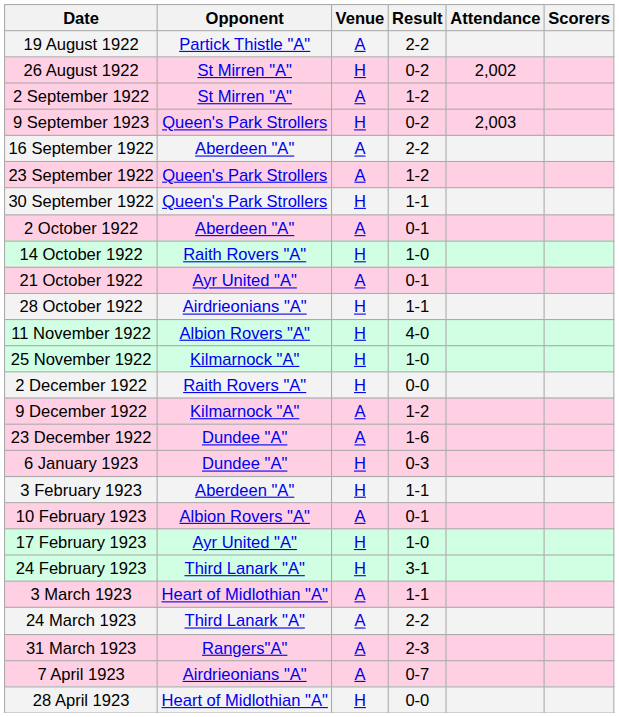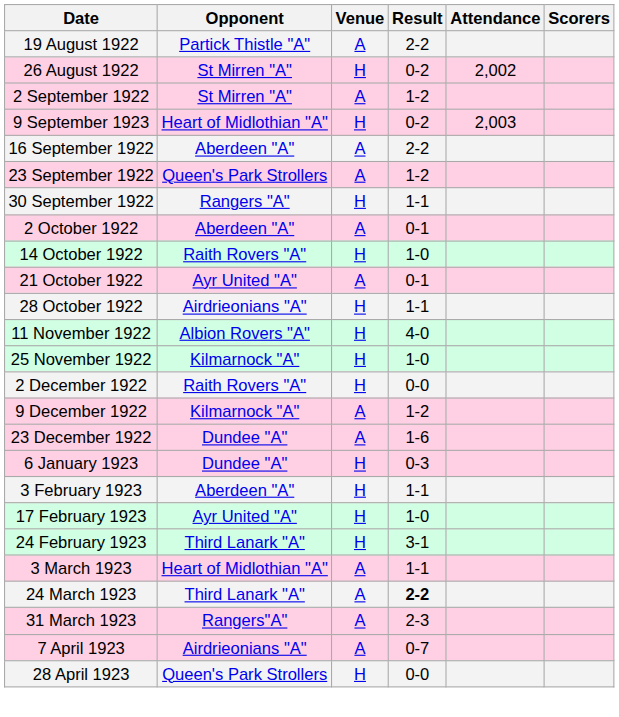(245, 123) Queen's Park Strollers -> (245, 123) Heart of Midlothian "A"
(245, 201) Queen's Park Strollers -> (245, 201) Rangers "A"
- row: (81, 516)
(417, 621) normal -> (417, 595) bold
(245, 700) Heart of Midlothian "A" -> (245, 674) Queen's Park Strollers
